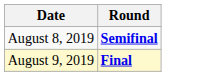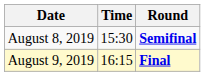+ column: (117, 15)
